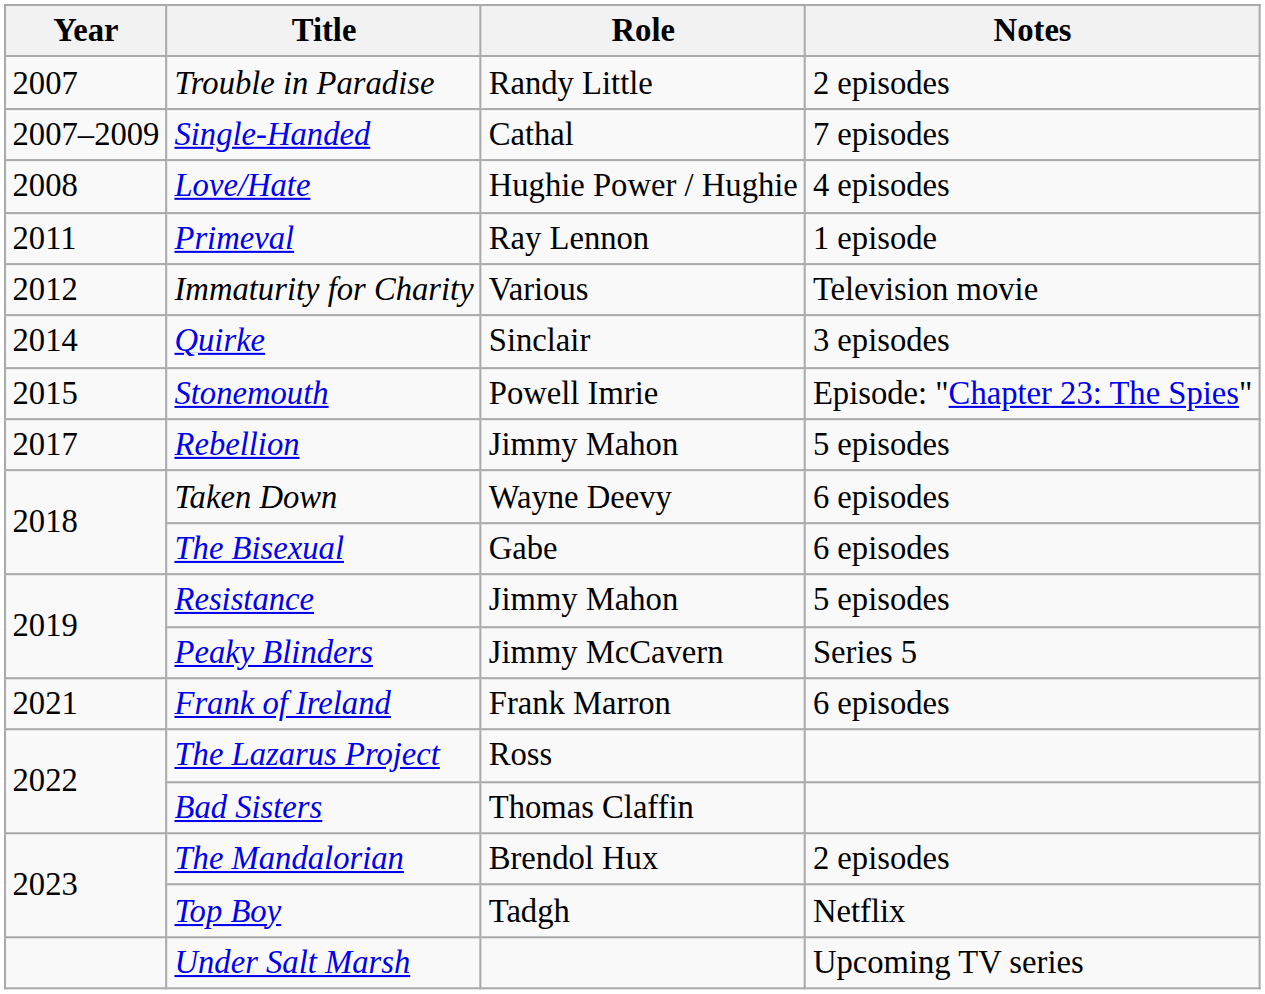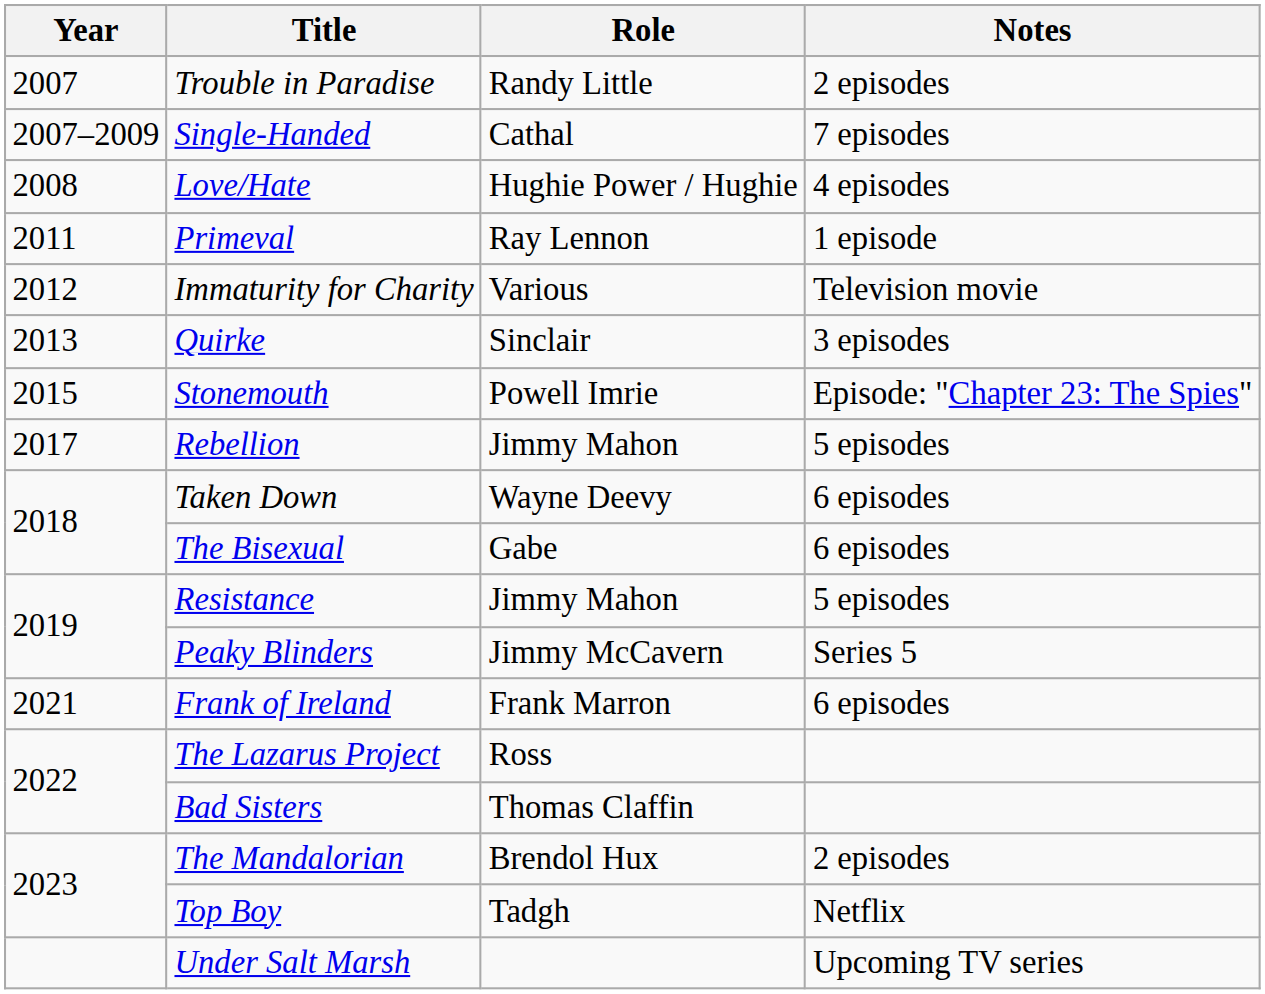(45, 340) 2014 -> (45, 340) 2013
